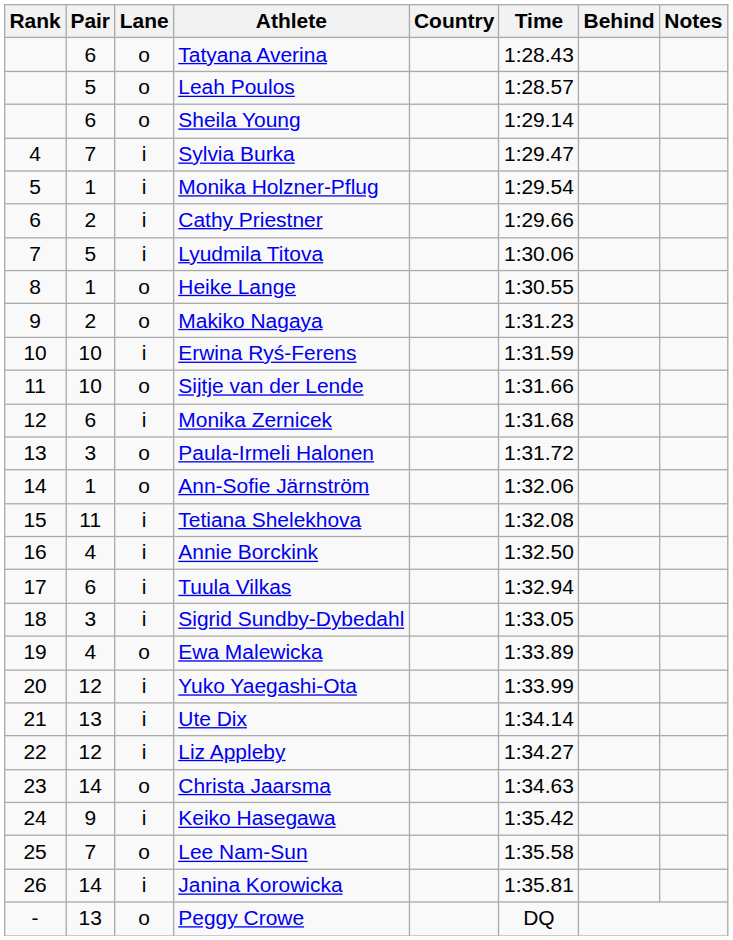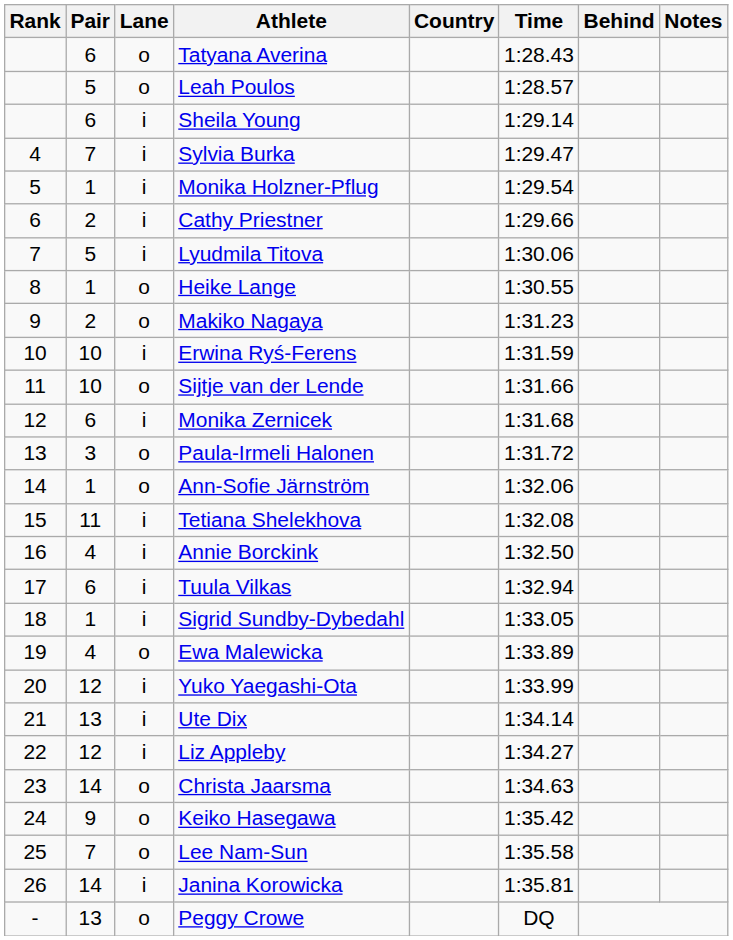(144, 120) o -> (144, 120) i
(90, 619) 3 -> (90, 619) 1
(144, 818) i -> (144, 818) o
